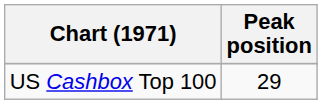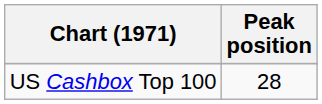(269, 81) 29 -> (269, 81) 28
